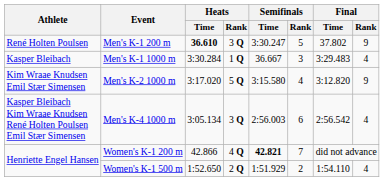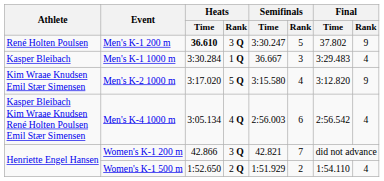(236, 120) 3 Q -> (236, 120) 4 Q
(236, 153) 4 Q -> (236, 153) 3 Q
(268, 153) bold -> (268, 153) normal
